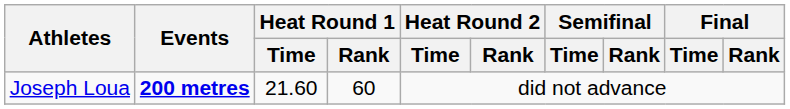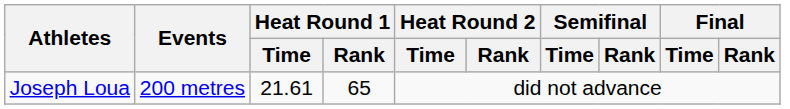(195, 88) bold -> (192, 88) normal
(291, 88) 21.60 -> (287, 88) 21.61
(364, 88) 60 -> (359, 88) 65
